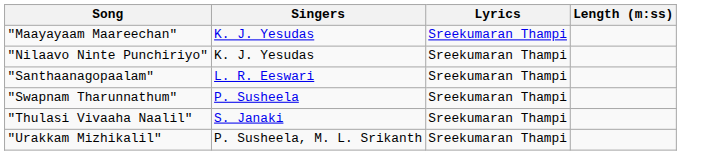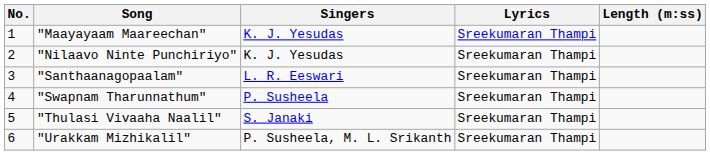+ column: (19, 15)
